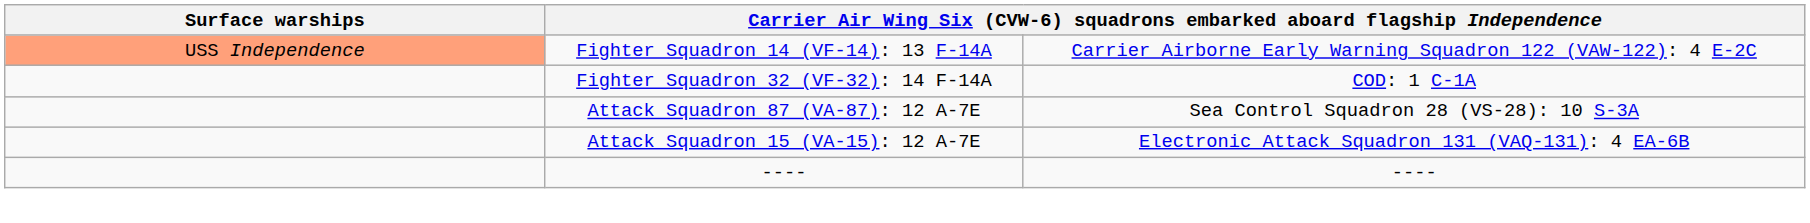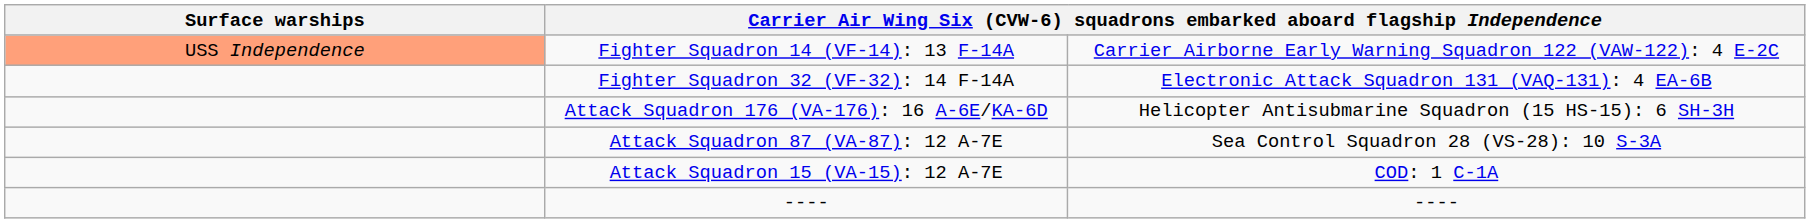(1414, 81) COD: 1 C-1A -> (1436, 81) Electronic Attack Squadron 131 (VAQ-131): 4 EA-6B
+ row: (806, 112)
(1414, 142) Electronic Attack Squadron 131 (VAQ-131): 4 EA-6B -> (1436, 173) COD: 1 C-1A
